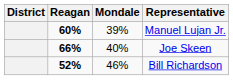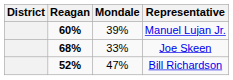(70, 48) 66% -> (70, 48) 68%
(117, 48) 40% -> (117, 48) 33%
(117, 65) 46% -> (117, 65) 47%
